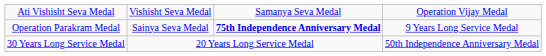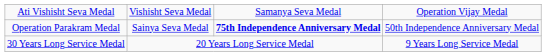(462, 28) 9 Years Long Service Medal -> (462, 28) 50th Independence Anniversary Medal
(462, 43) 50th Independence Anniversary Medal -> (462, 43) 9 Years Long Service Medal
